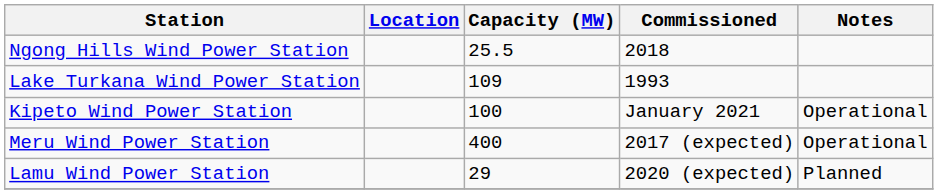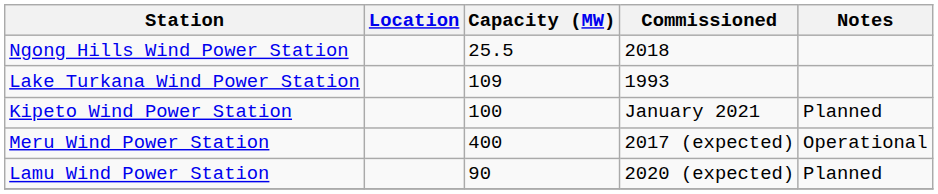(865, 112) Operational -> (843, 112) Planned
(480, 174) 29 -> (480, 174) 90
